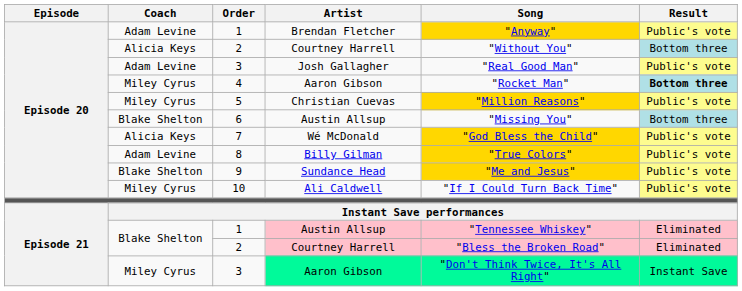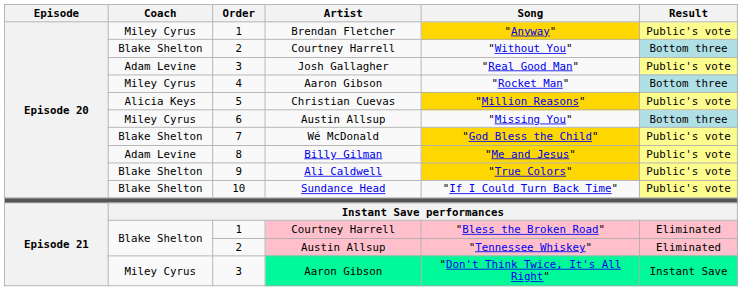(160, 31) Adam Levine -> (160, 31) Miley Cyrus
(160, 48) Alicia Keys -> (160, 48) Blake Shelton
(688, 84) bold -> (688, 84) normal
(160, 101) Miley Cyrus -> (160, 101) Alicia Keys
(160, 119) Blake Shelton -> (160, 119) Miley Cyrus
(160, 136) Alicia Keys -> (160, 136) Blake Shelton
(530, 154) "True Colors" -> (530, 154) "Me and Jesus"
(343, 171) Sundance Head -> (343, 171) Ali Caldwell
(530, 171) "Me and Jesus" -> (530, 171) "True Colors"
(160, 189) Miley Cyrus -> (160, 189) Blake Shelton
(343, 189) Ali Caldwell -> (343, 189) Sundance Head
(343, 229) Austin Allsup -> (343, 229) Courtney Harrell
(530, 229) "Tennessee Whiskey" -> (530, 229) "Bless the Broken Road"
(343, 247) Courtney Harrell -> (343, 247) Austin Allsup
(530, 247) "Bless the Broken Road" -> (530, 247) "Tennessee Whiskey"
